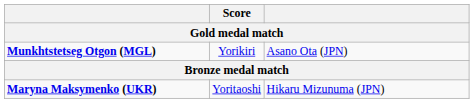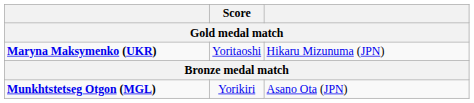rows swapped: (81, 51) <-> (82, 88)
